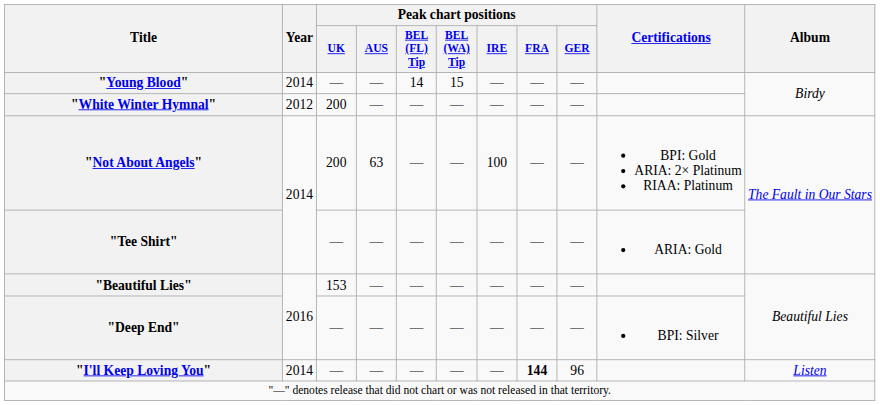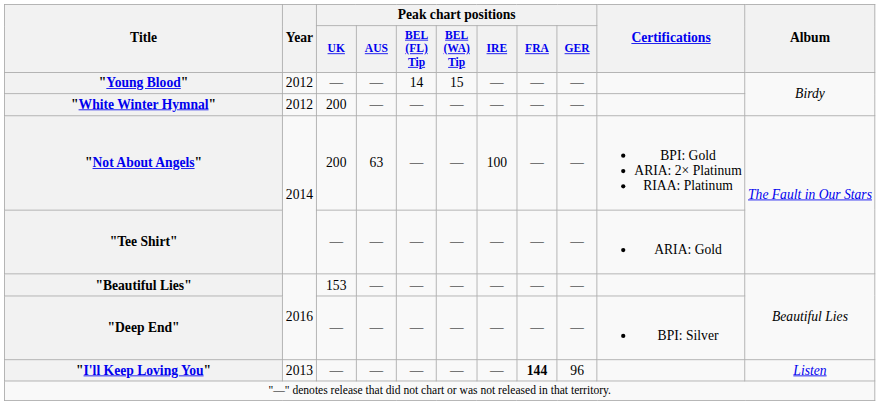(299, 83) 2014 -> (299, 83) 2012
(299, 370) 2014 -> (299, 370) 2013
